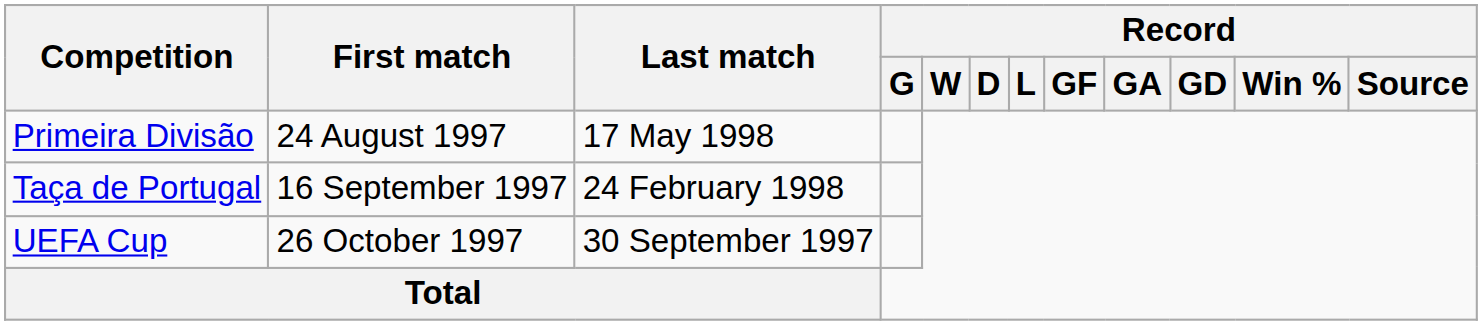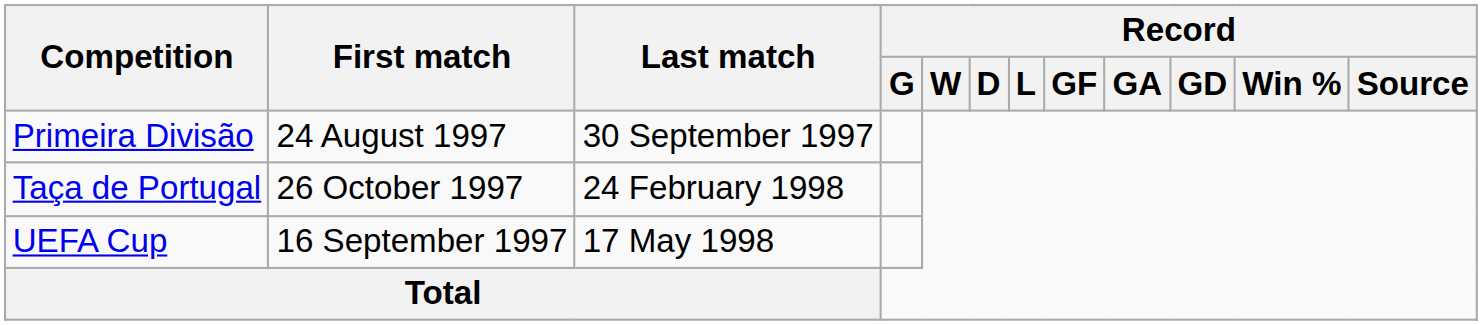(678, 135) 17 May 1998 -> (728, 135) 30 September 1997
(422, 188) 16 September 1997 -> (400, 188) 26 October 1997
(400, 240) 26 October 1997 -> (422, 240) 16 September 1997
(728, 240) 30 September 1997 -> (678, 240) 17 May 1998
